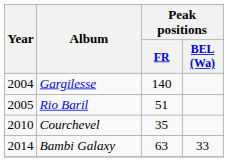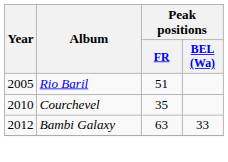- row: (68, 83)
(21, 146) 2014 -> (21, 125) 2012
